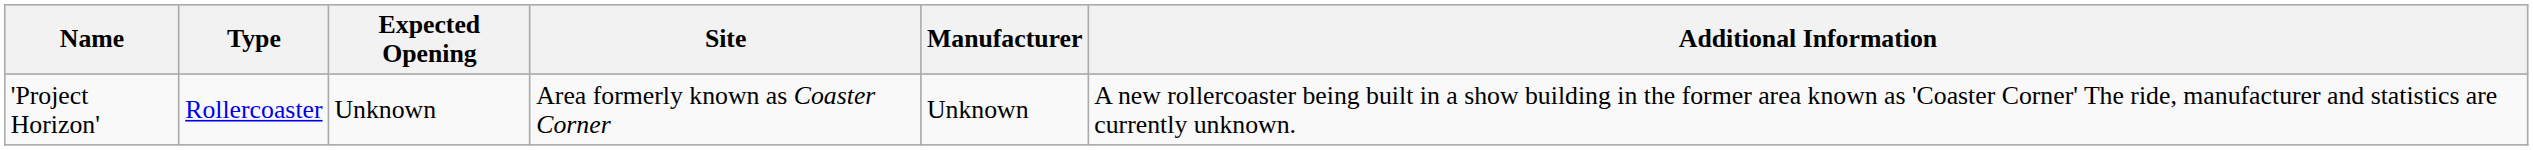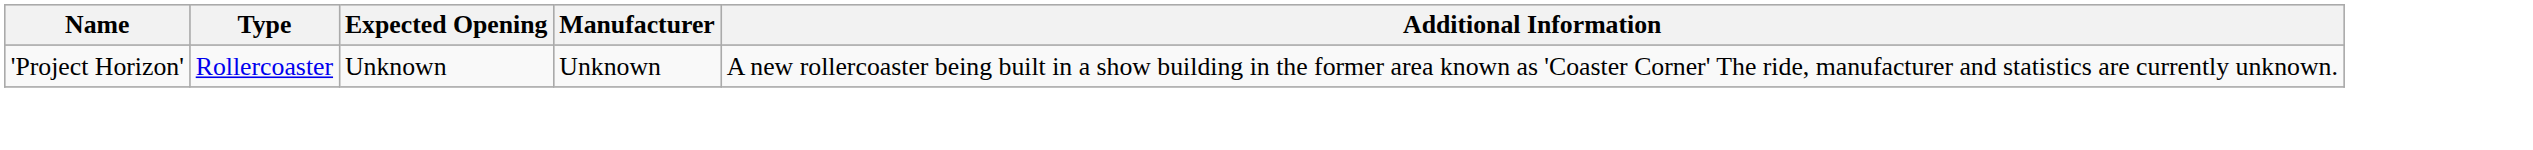- column: (726, 39)
